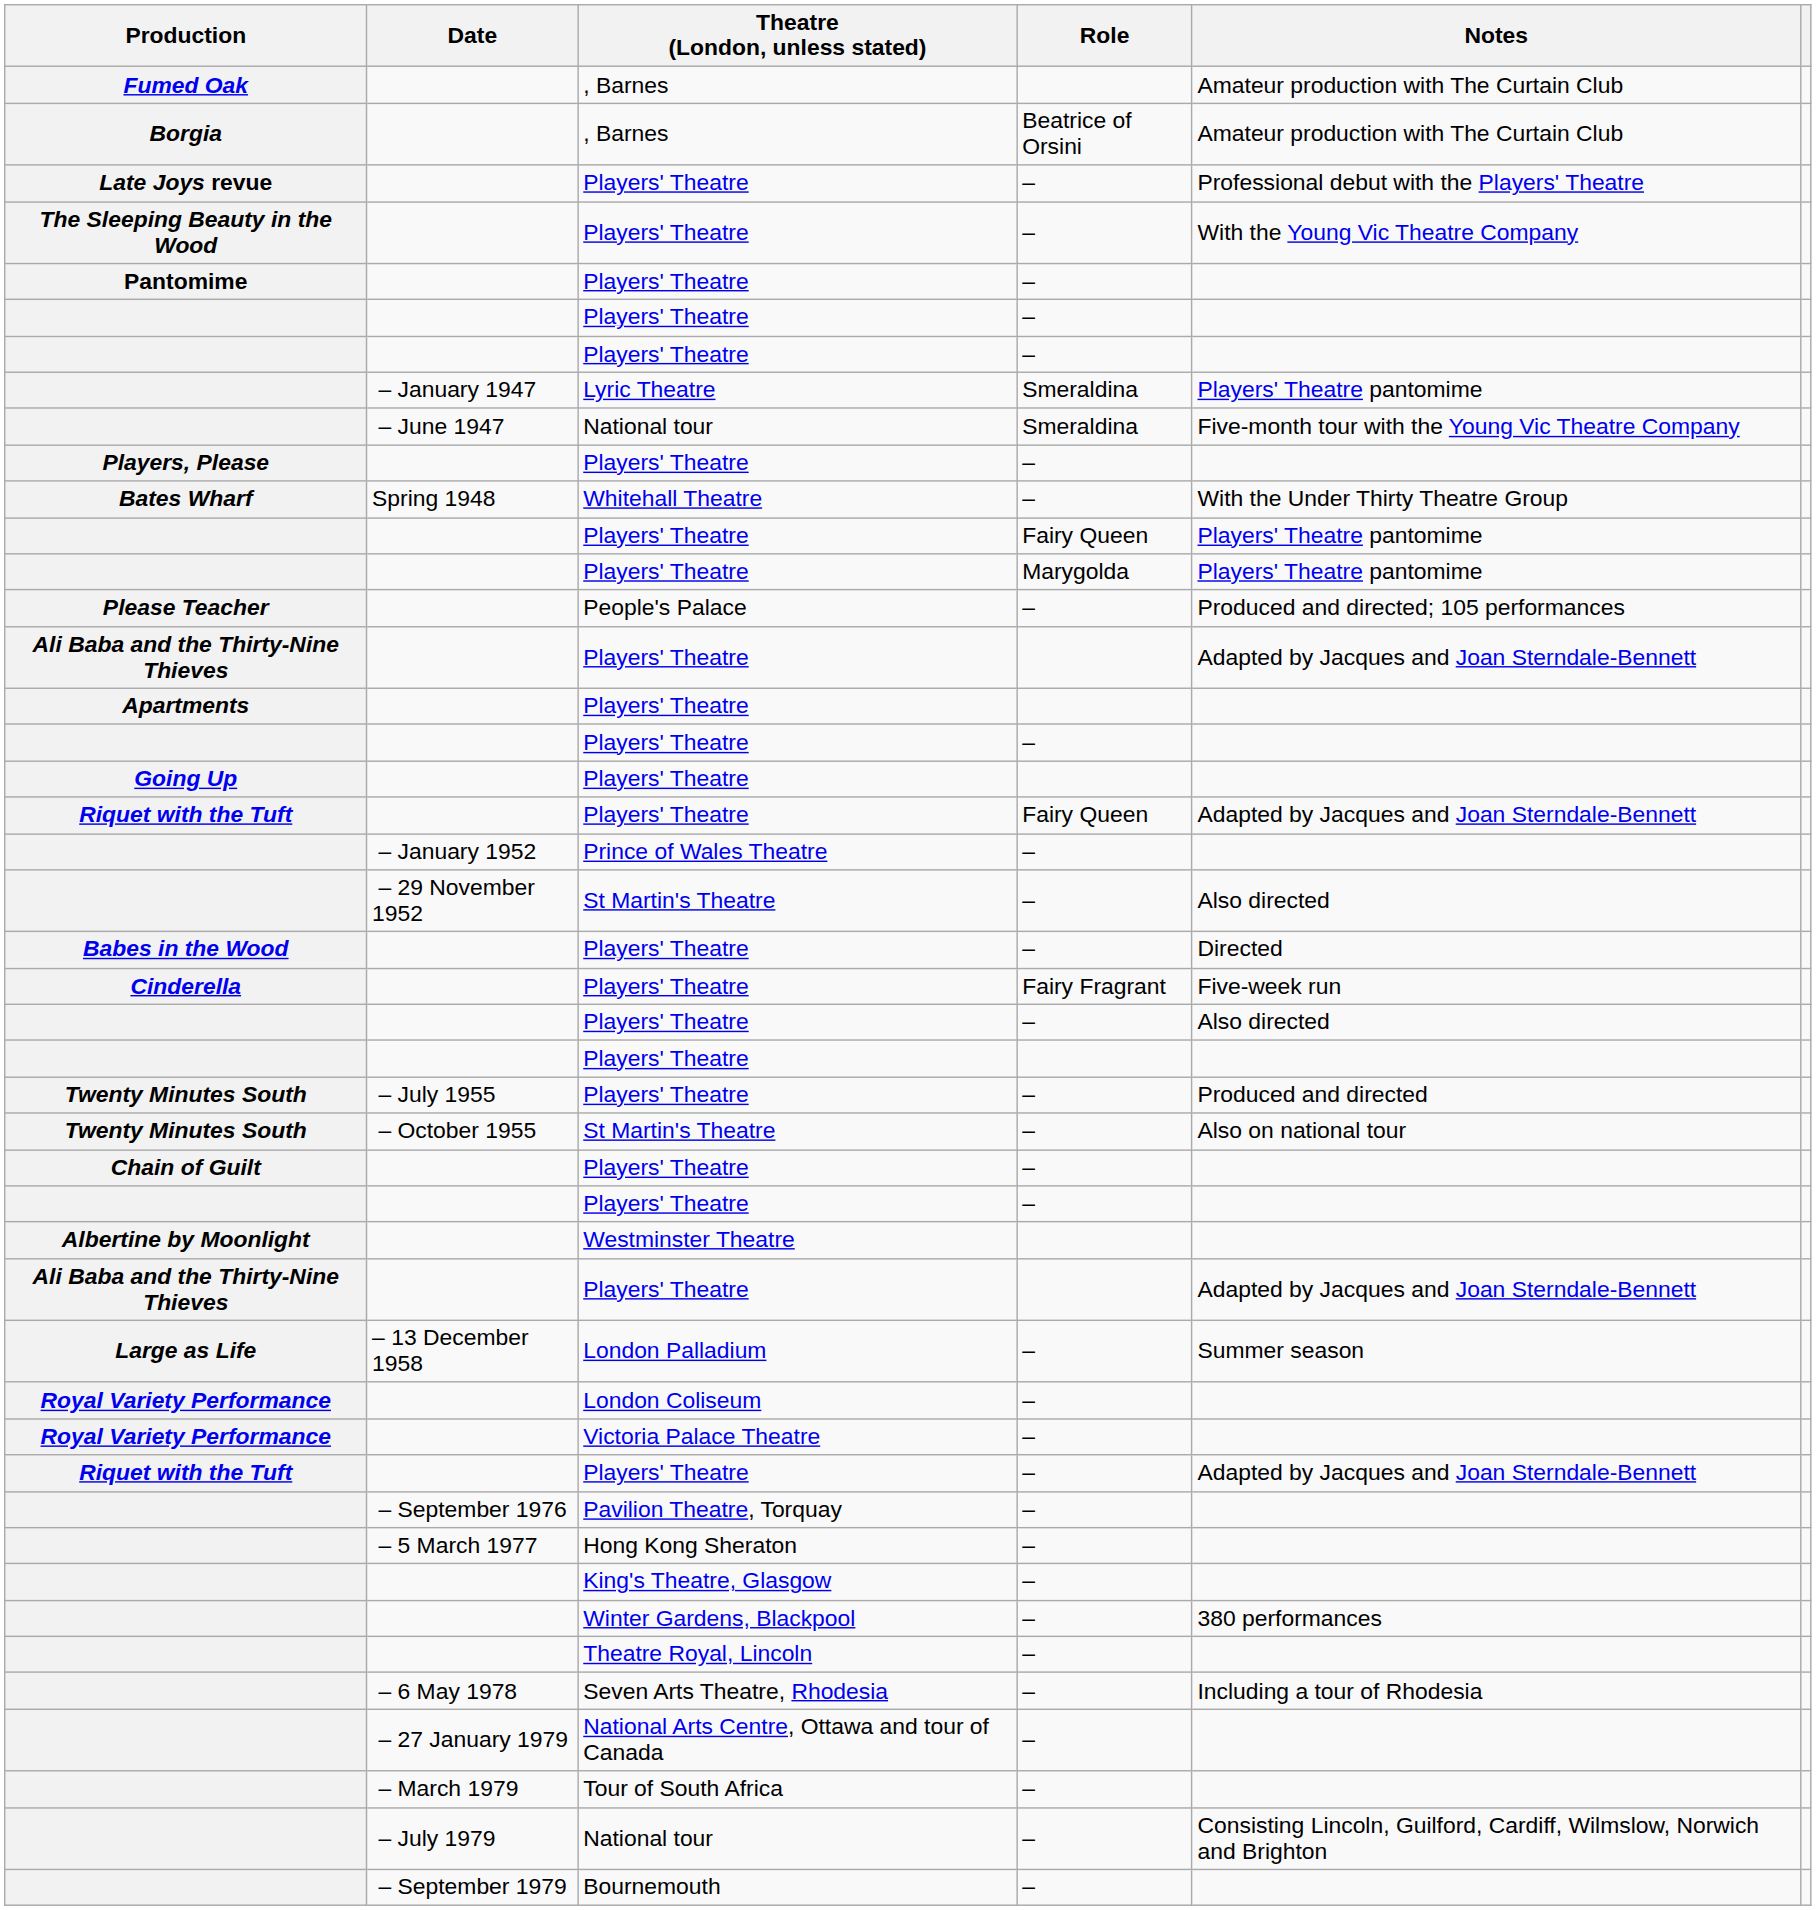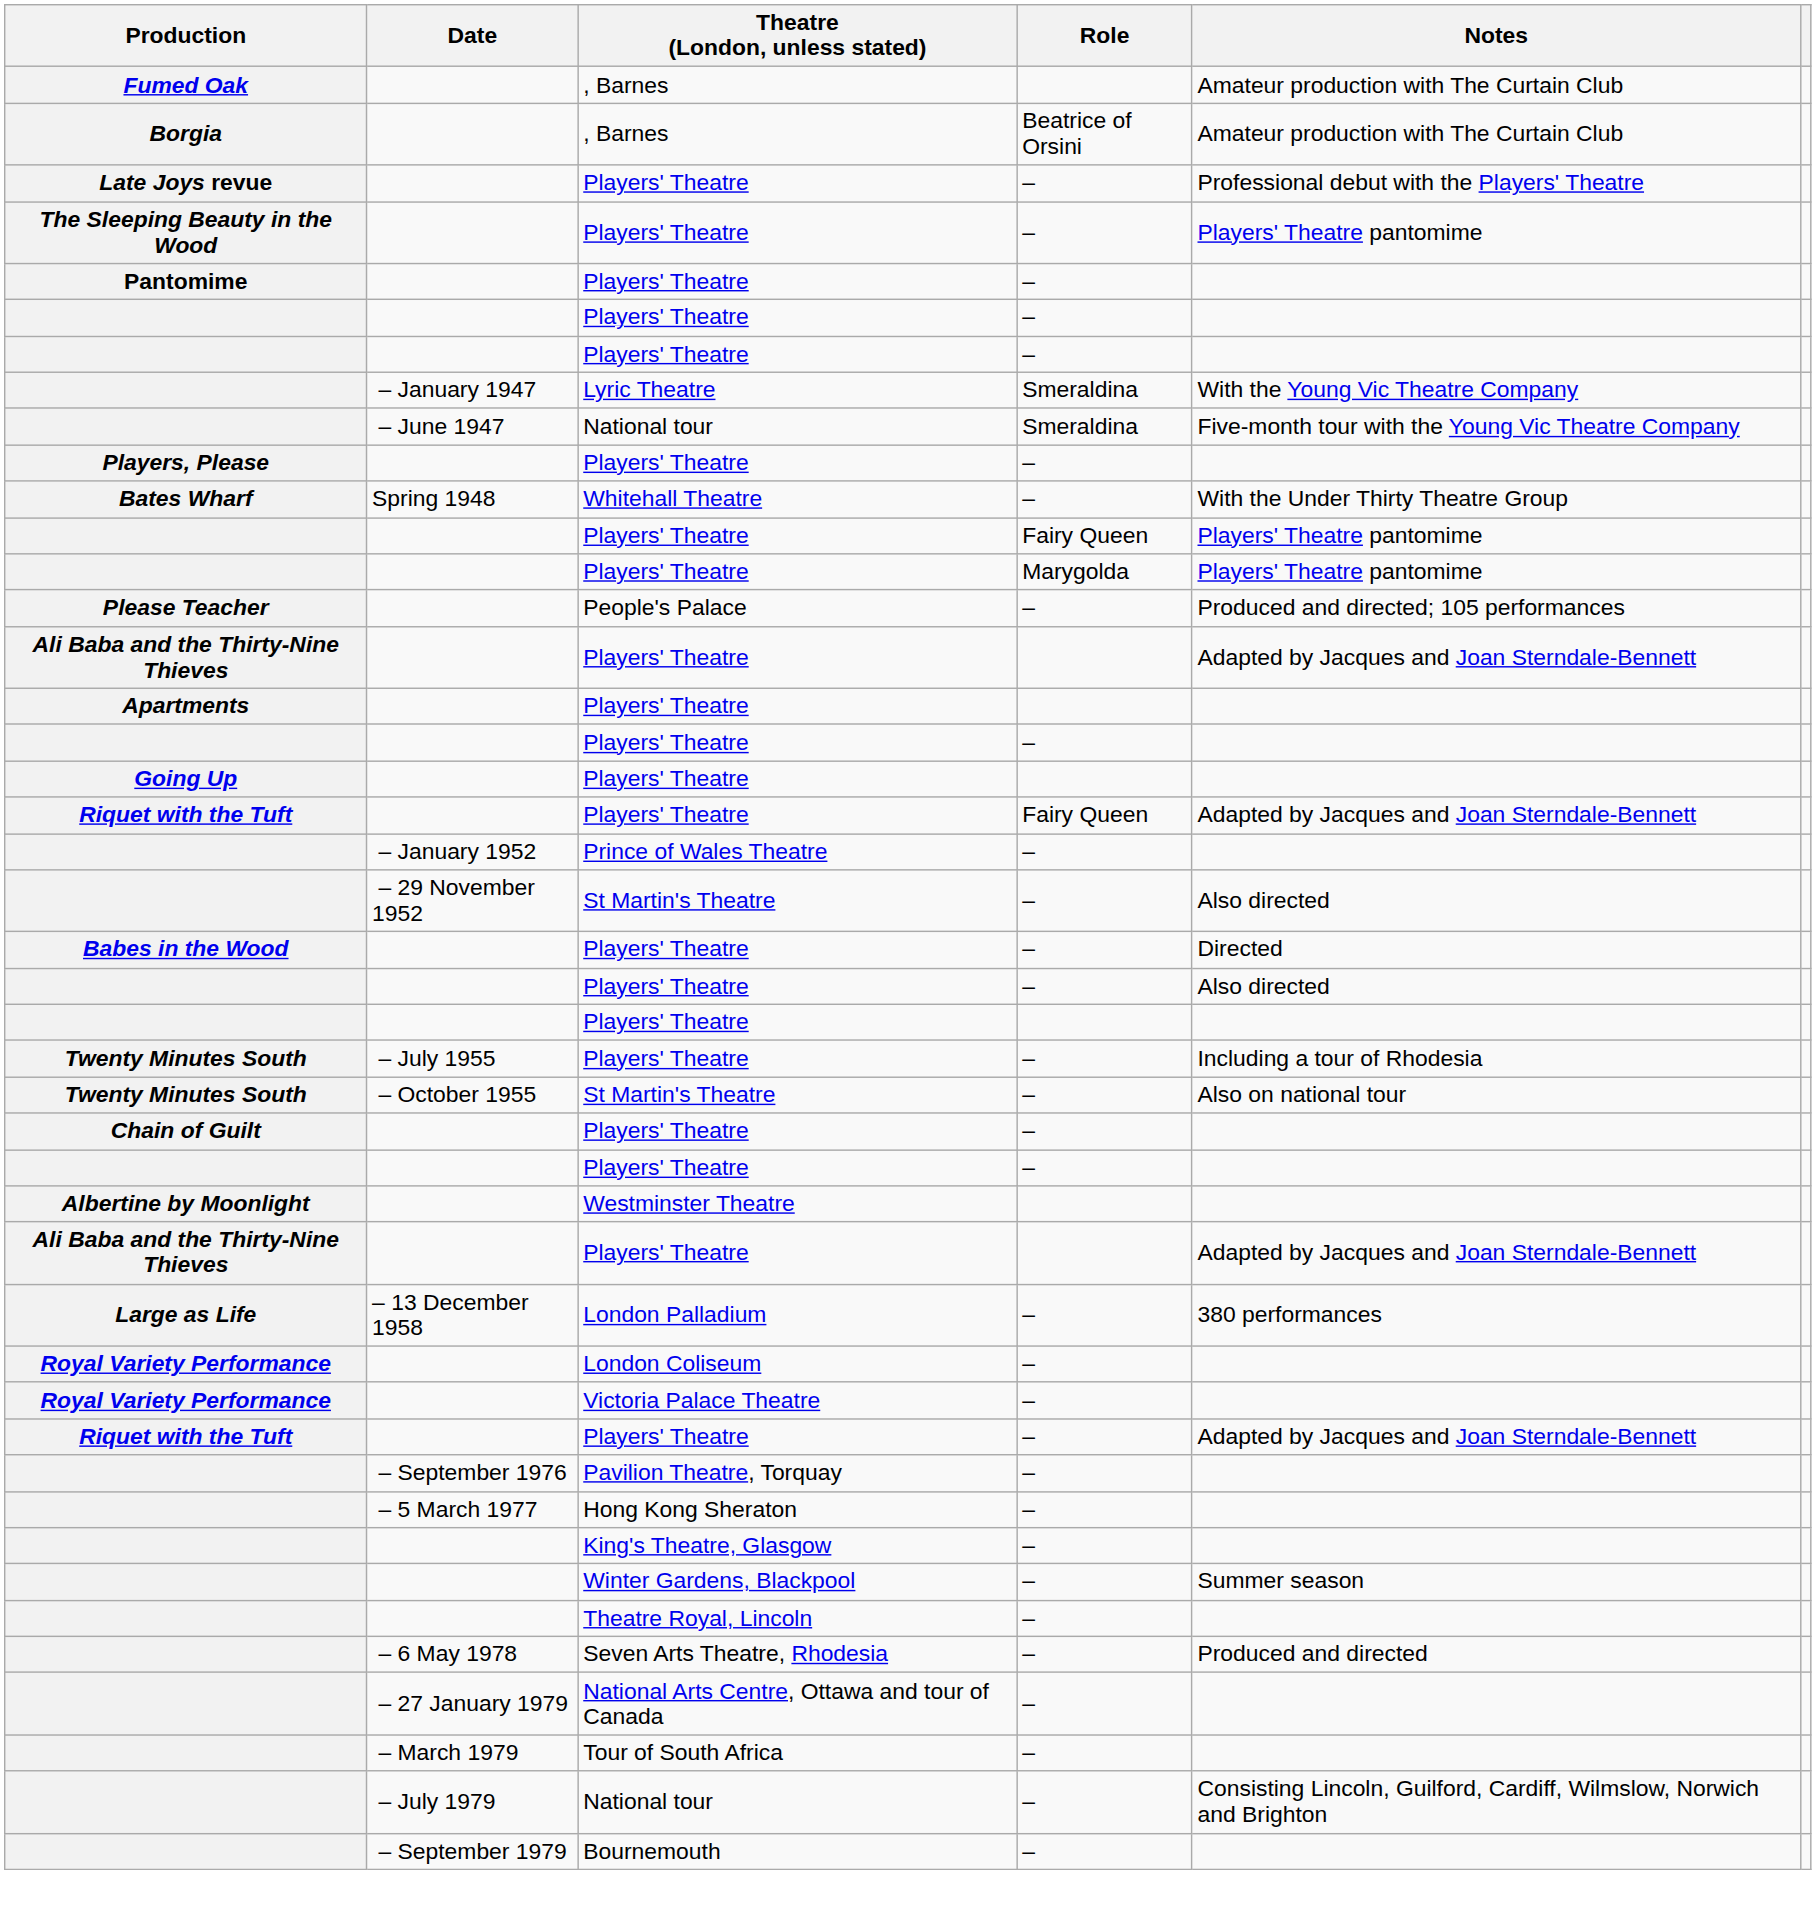(1388, 232) With the Young Vic Theatre Company -> (1340, 232) Players' Theatre pantomime
(1340, 390) Players' Theatre pantomime -> (1388, 390) With the Young Vic Theatre Company
- row: (186, 985)
(1313, 1094) Produced and directed -> (1340, 1058) Including a tour of Rhodesia
(1281, 1351) Summer season -> (1290, 1314) 380 performances
(1290, 1617) 380 performances -> (1281, 1581) Summer season
(1340, 1690) Including a tour of Rhodesia -> (1313, 1654) Produced and directed
